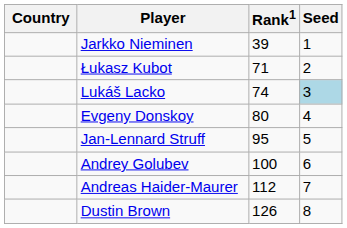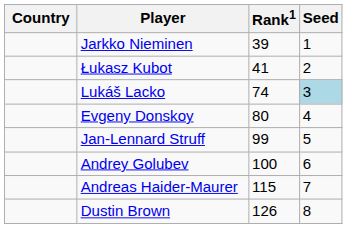(260, 68) 71 -> (260, 68) 41
(260, 139) 95 -> (260, 139) 99
(264, 187) 112 -> (264, 187) 115
